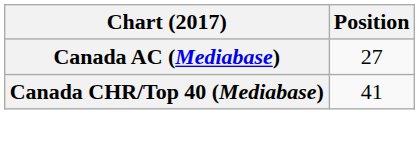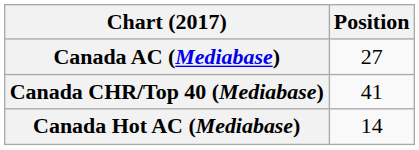+ row: (167, 126)
